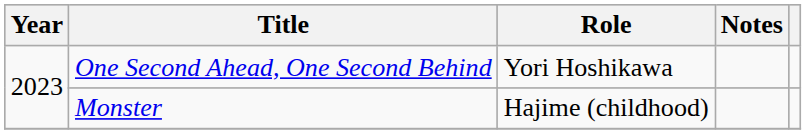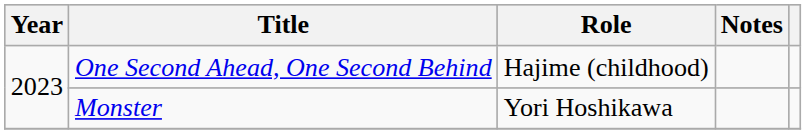(588, 66) Yori Hoshikawa -> (606, 66) Hajime (childhood)
(606, 107) Hajime (childhood) -> (588, 107) Yori Hoshikawa
